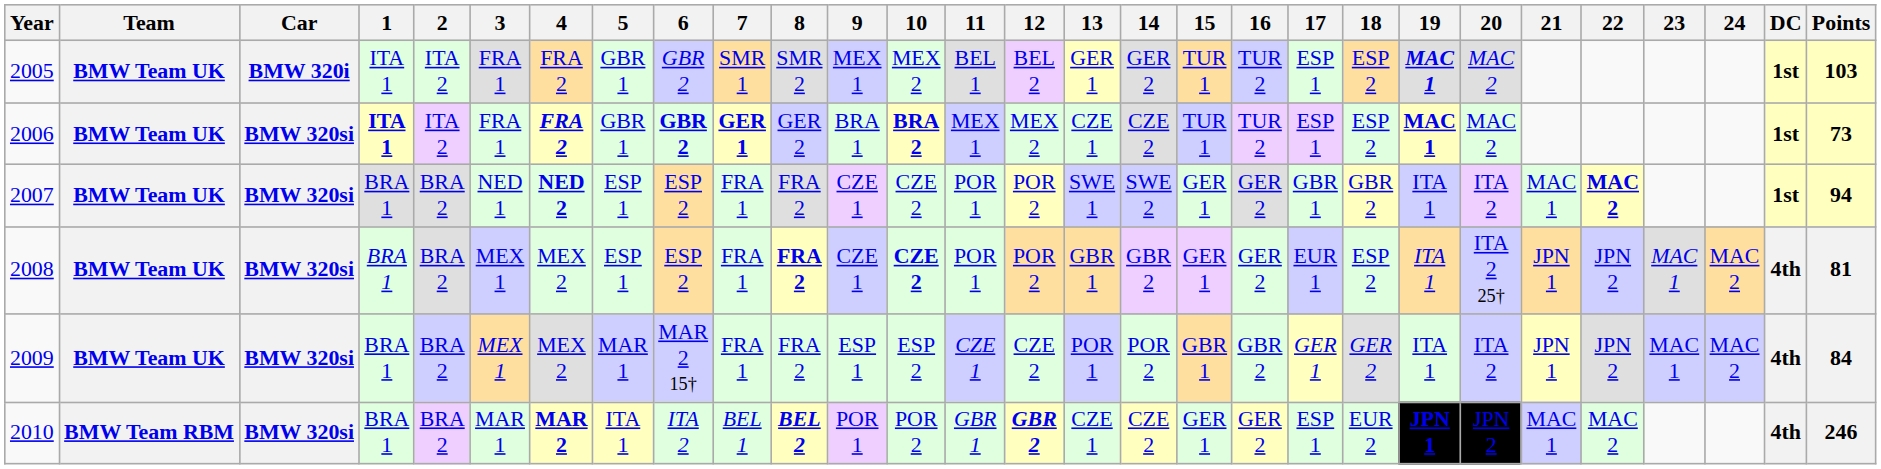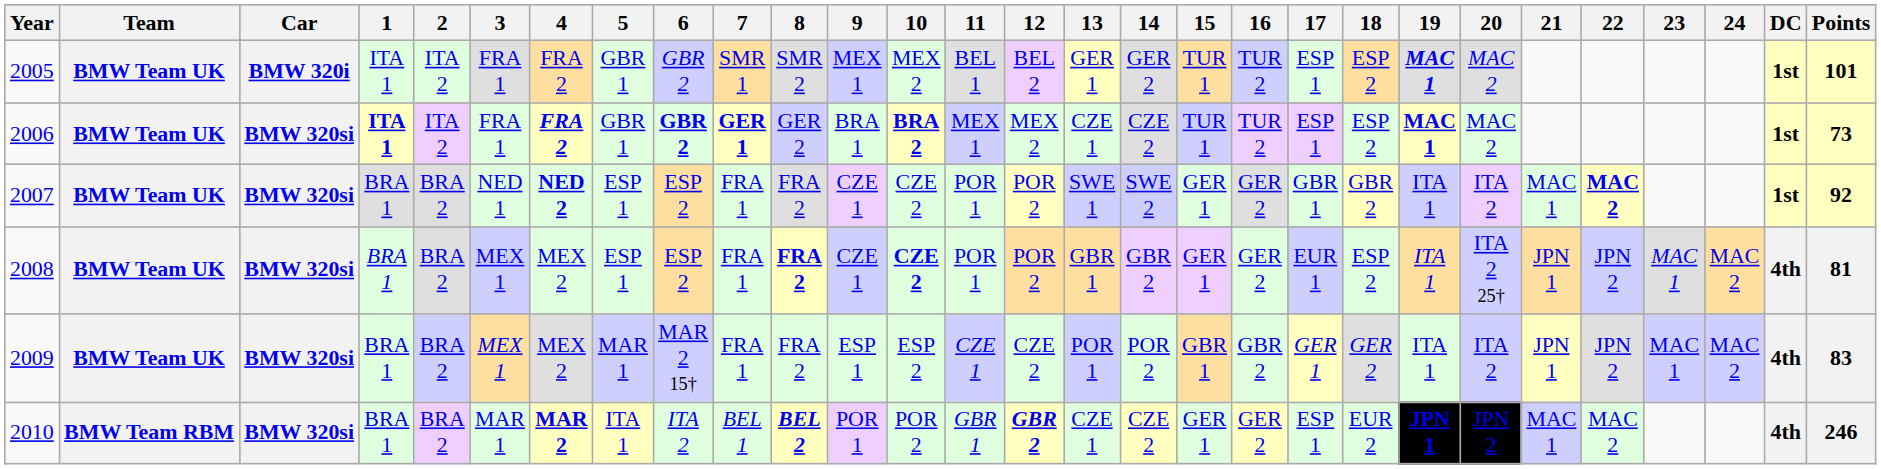(1841, 71) 103 -> (1841, 71) 101
(1841, 194) 94 -> (1841, 194) 92
(1841, 357) 84 -> (1841, 357) 83
